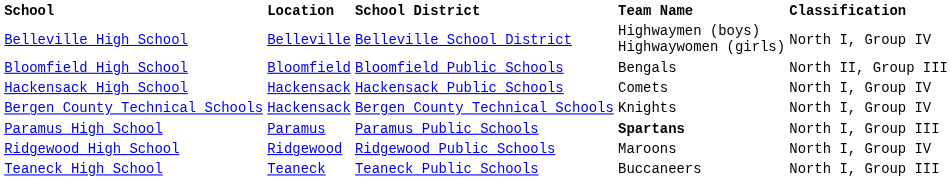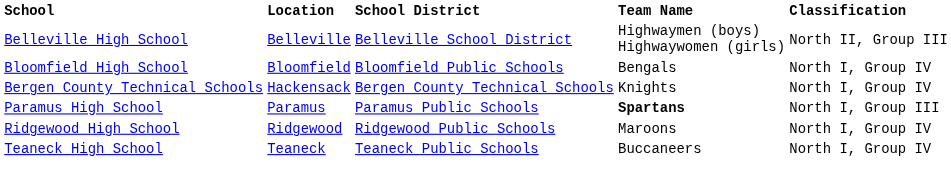(860, 40) North I, Group IV -> (869, 40) North II, Group III
(869, 68) North II, Group III -> (860, 68) North I, Group IV
- row: (96, 88)
(864, 170) North I, Group III -> (860, 149) North I, Group IV
